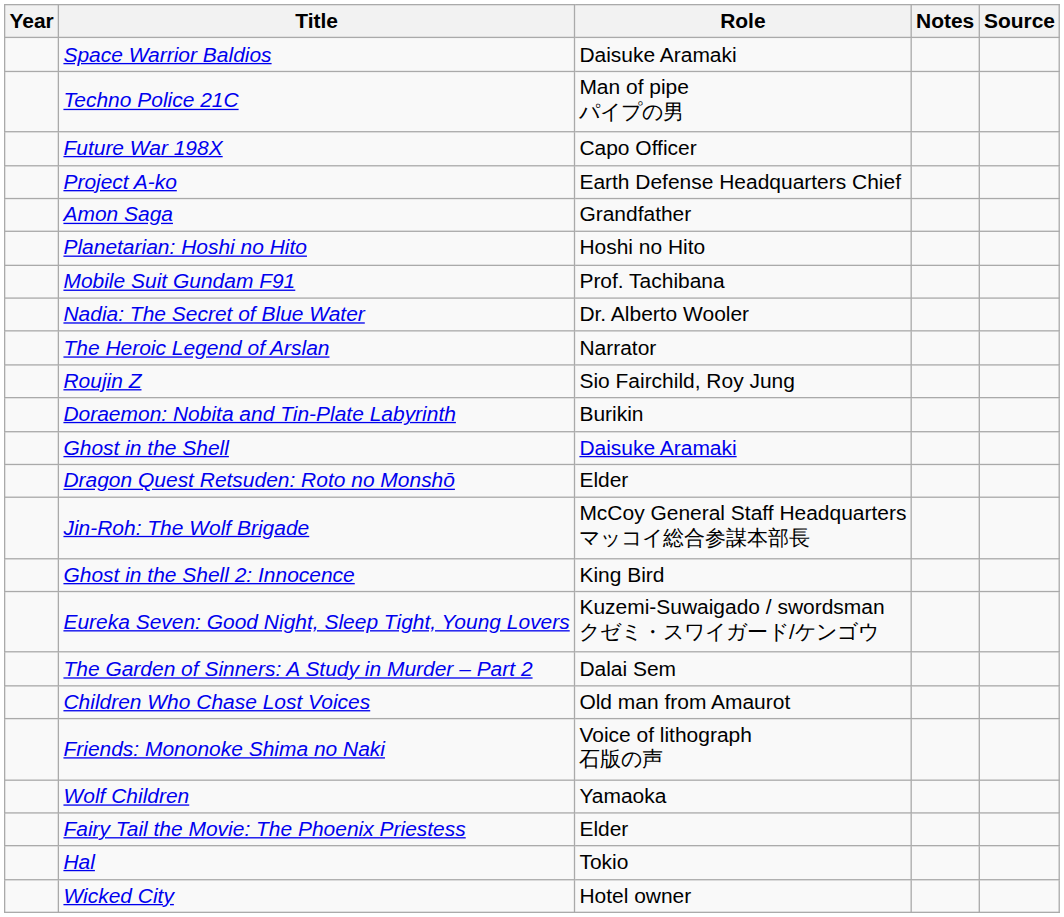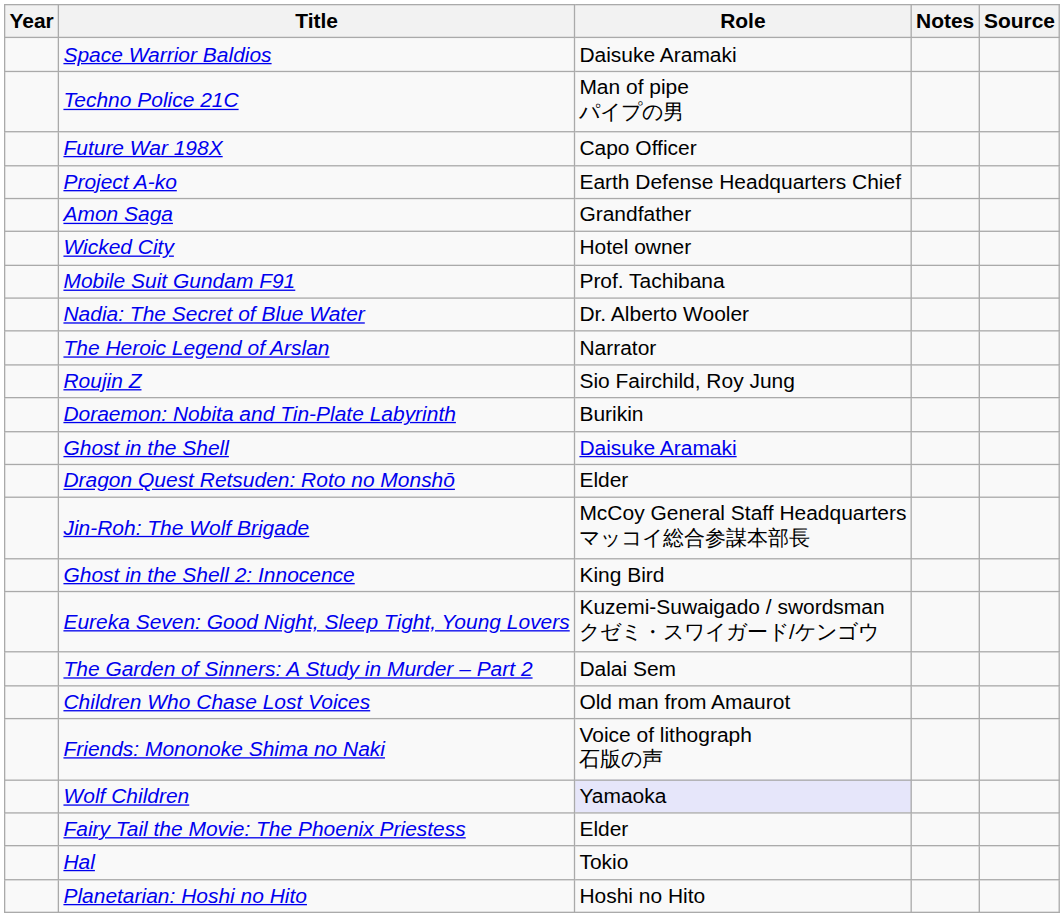rows swapped: (119, 895) <-> (185, 248)
(623, 795) no background -> (623, 795) lavender background
